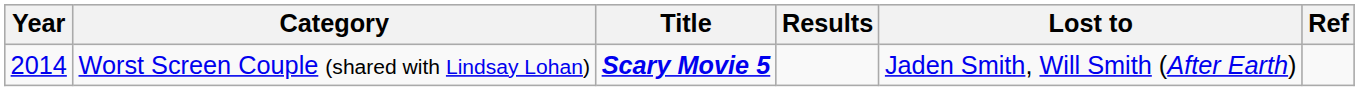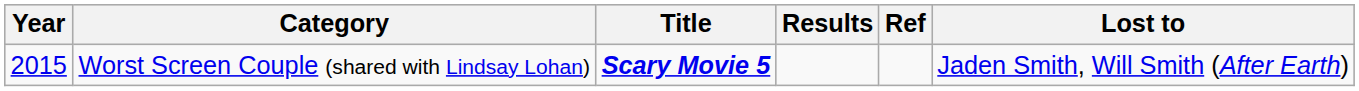columns swapped: (1091, 24) <-> (1329, 24)
(39, 64) 2014 -> (39, 64) 2015
